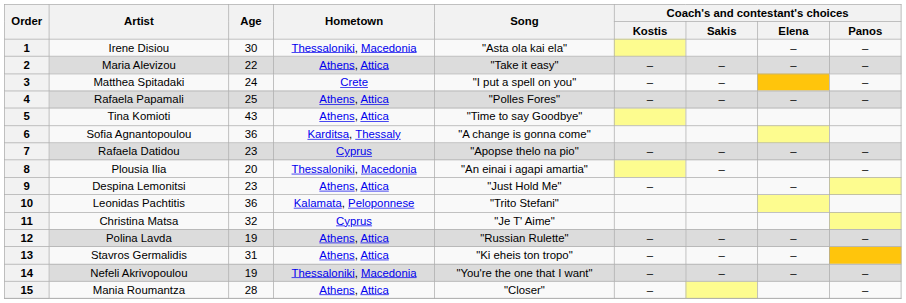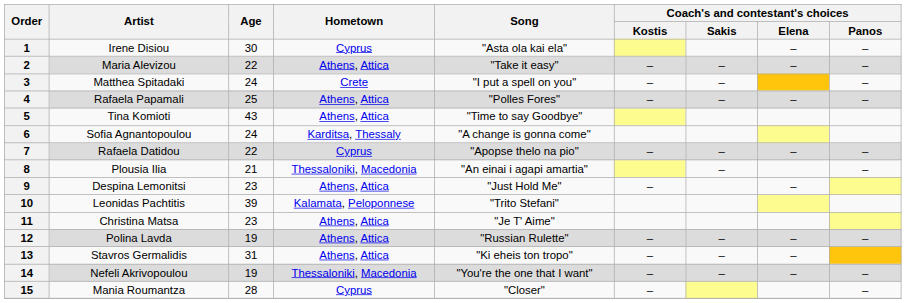(354, 48) Thessaloniki, Macedonia -> (354, 48) Cyprus
(251, 134) 36 -> (251, 134) 24
(251, 151) 23 -> (251, 151) 22
(251, 169) 20 -> (251, 169) 21
(251, 203) 36 -> (251, 203) 39
(251, 221) 32 -> (251, 221) 23
(354, 221) Cyprus -> (354, 221) Athens, Attica
(354, 290) Athens, Attica -> (354, 290) Cyprus
